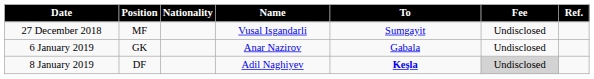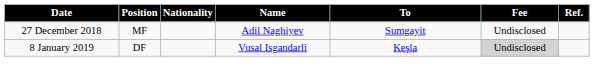(273, 30) Vusal Isgandarli -> (273, 30) Adil Naghiyev
- row: (62, 48)
(273, 65) Adil Naghiyev -> (273, 48) Vusal Isgandarli
(405, 65) bold -> (405, 48) normal
